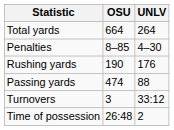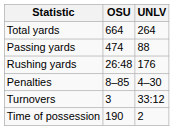rows swapped: (41, 82) <-> (29, 47)
(114, 64) 190 -> (119, 64) 26:48
(119, 116) 26:48 -> (114, 116) 190
